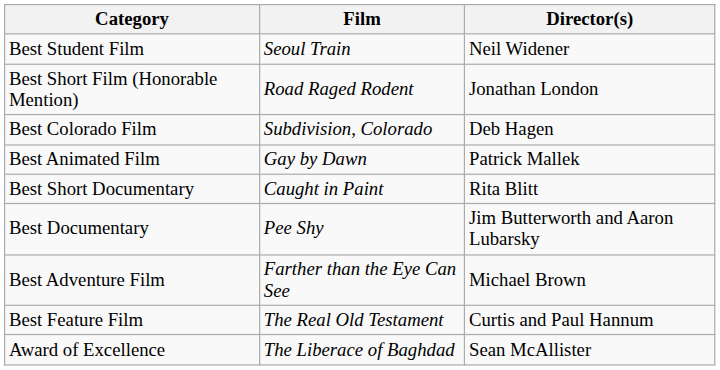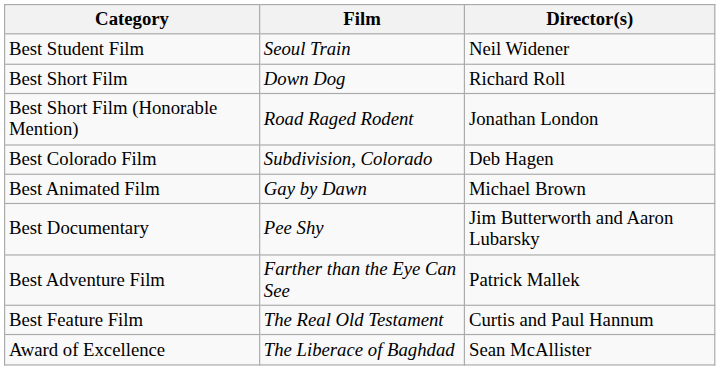+ row: (68, 78)
(524, 159) Patrick Mallek -> (527, 188) Michael Brown
- row: (101, 188)
(527, 279) Michael Brown -> (524, 279) Patrick Mallek
